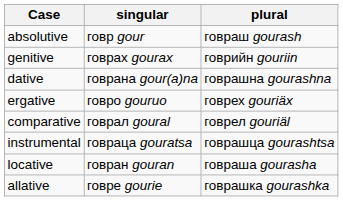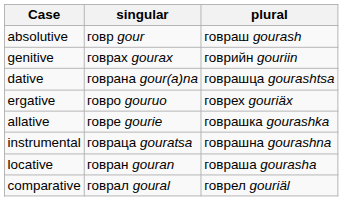(268, 79) говрашна gourashna -> (269, 79) говрашца gourashtsa
rows swapped: (28, 185) <-> (44, 121)
(269, 143) говрашца gourashtsa -> (268, 143) говрашна gourashna
